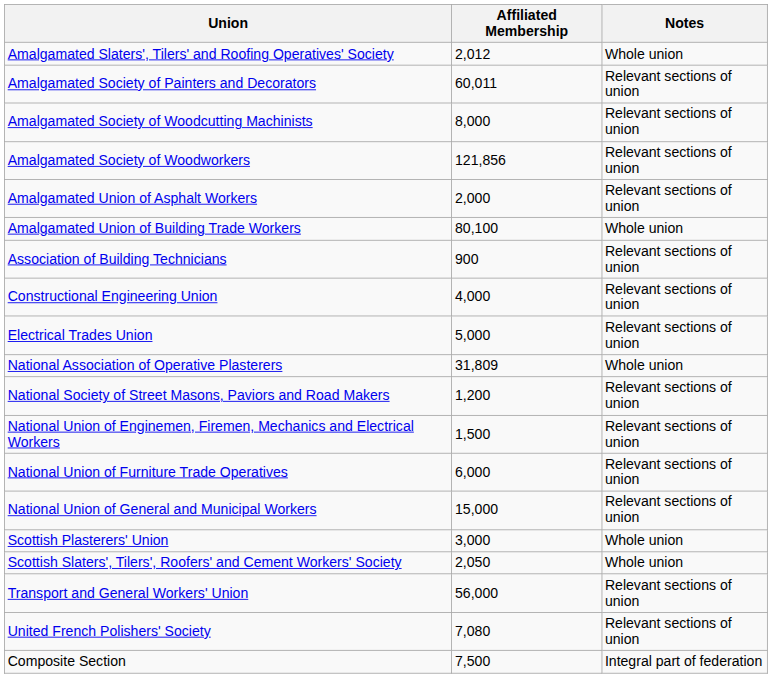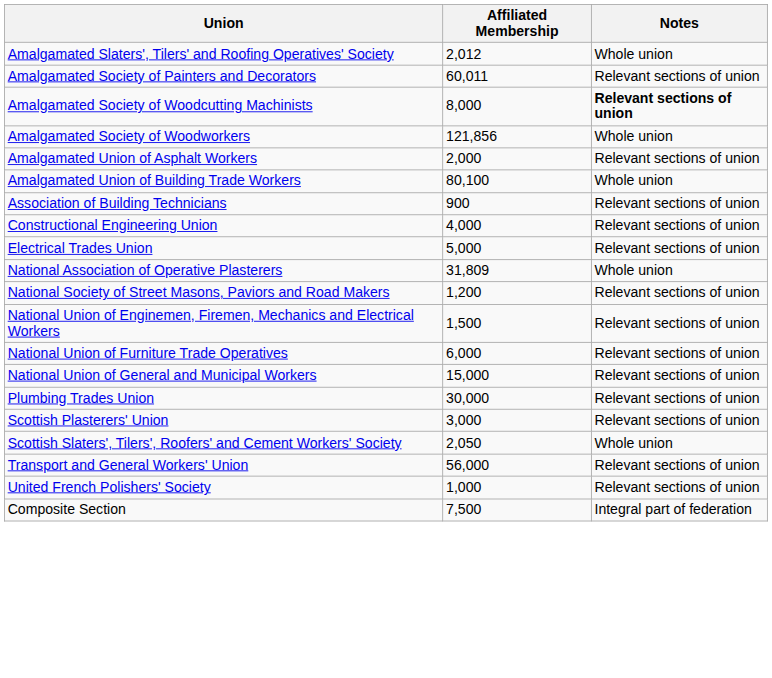(668, 122) normal -> (663, 106) bold
(668, 160) Relevant sections of union -> (634, 136) Whole union
+ row: (81, 398)
(644, 540) Whole union -> (677, 420) Relevant sections of union
(473, 631) 7,080 -> (464, 487) 1,000
